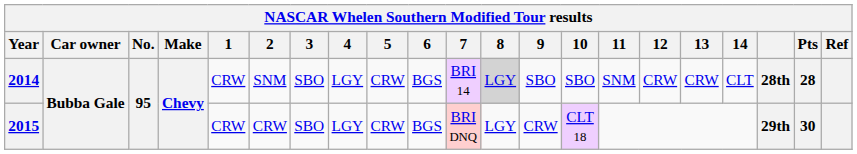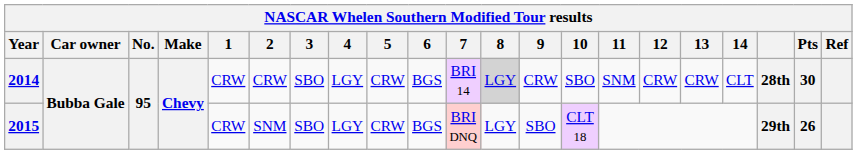(270, 80) SNM -> (270, 80) CRW
(541, 80) SBO -> (541, 80) CRW
(808, 80) 28 -> (808, 80) 30
(270, 126) CRW -> (270, 126) SNM
(541, 126) CRW -> (541, 126) SBO
(808, 126) 30 -> (808, 126) 26
